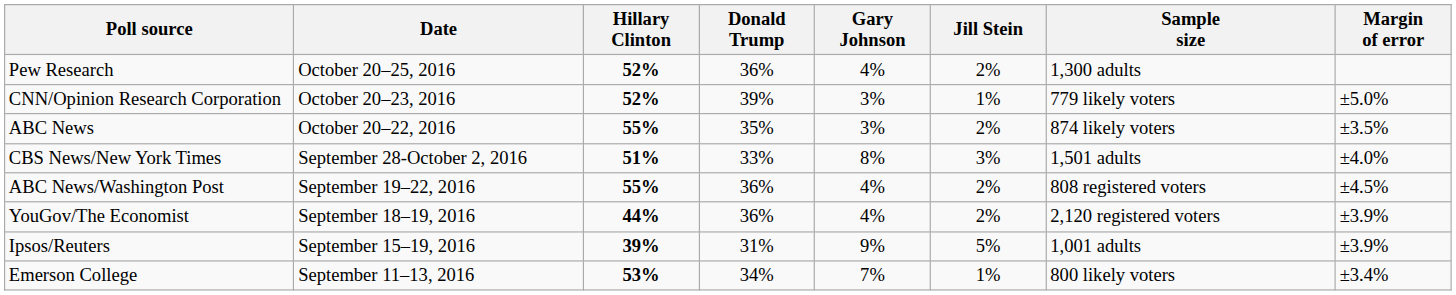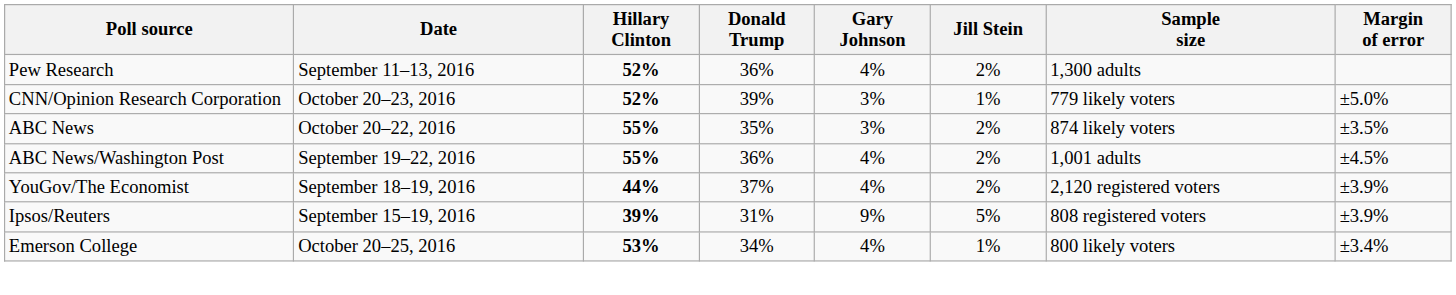(377, 69) October 20–25, 2016 -> (386, 69) September 11–13, 2016
- row: (115, 157)
(1128, 187) 808 registered voters -> (1096, 157) 1,001 adults
(757, 216) 36% -> (757, 187) 37%
(1096, 246) 1,001 adults -> (1128, 216) 808 registered voters
(386, 275) September 11–13, 2016 -> (377, 246) October 20–25, 2016
(872, 275) 7% -> (872, 246) 4%
